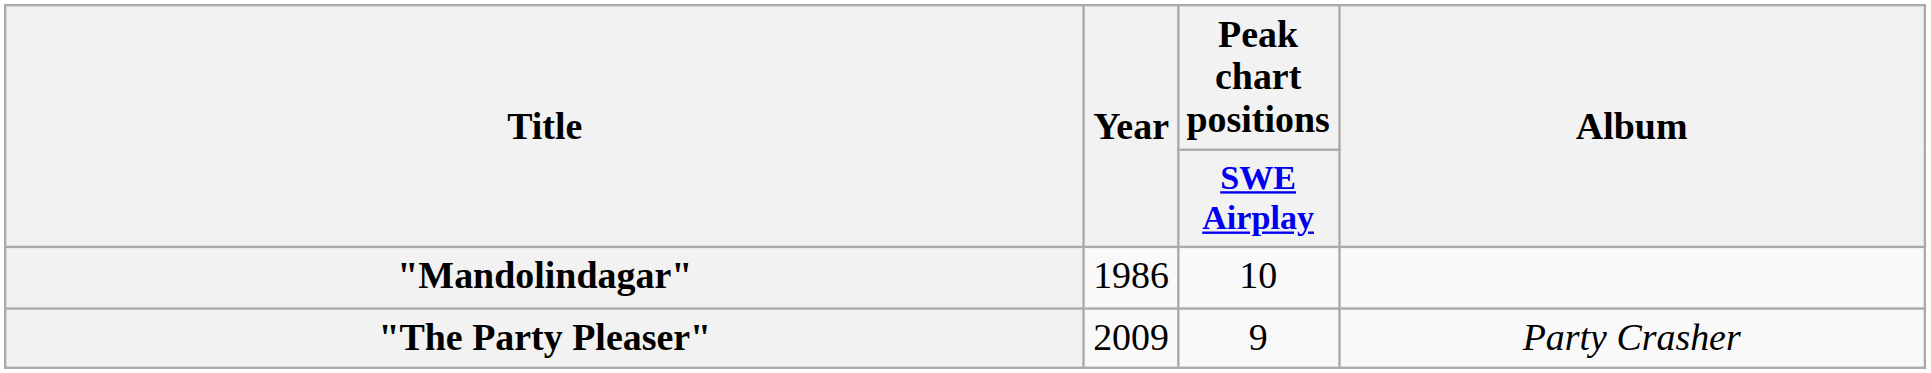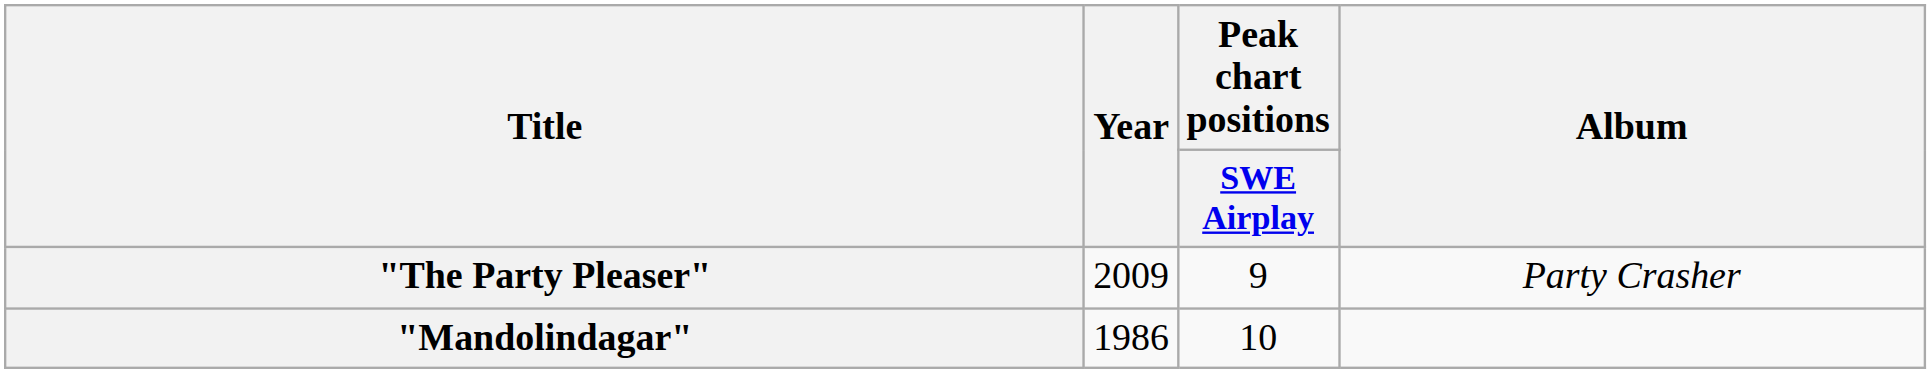rows swapped: (545, 276) <-> (545, 336)
